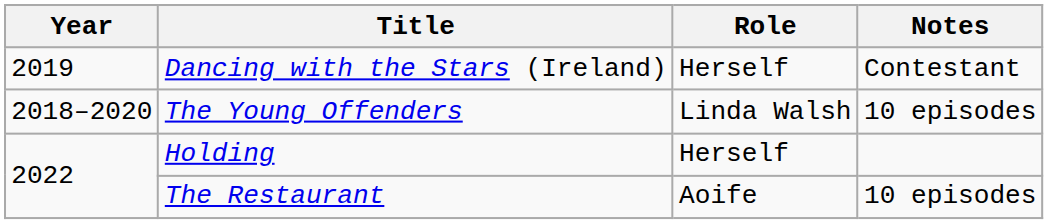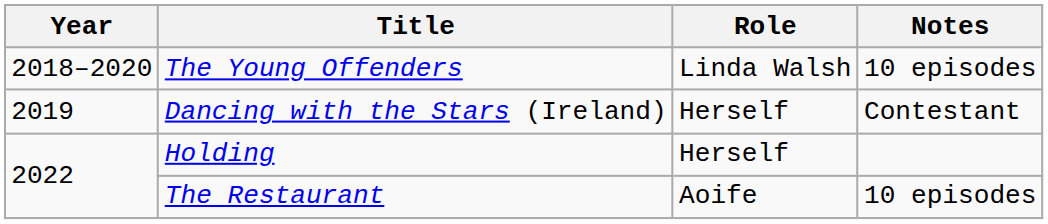rows swapped: (314, 111) <-> (416, 69)
